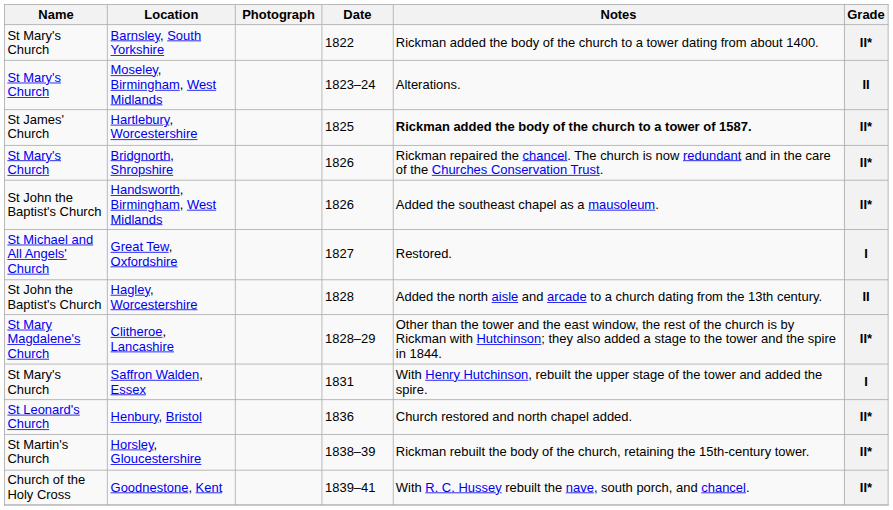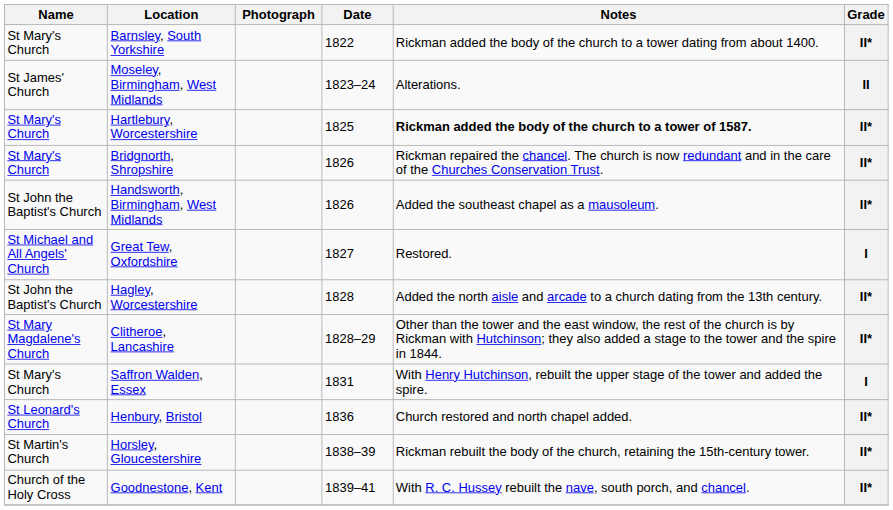(34, 85) St Mary's Church -> (36, 85) St James' Church
(36, 127) St James' Church -> (34, 127) St Mary's Church
(866, 297) II -> (866, 297) II*
